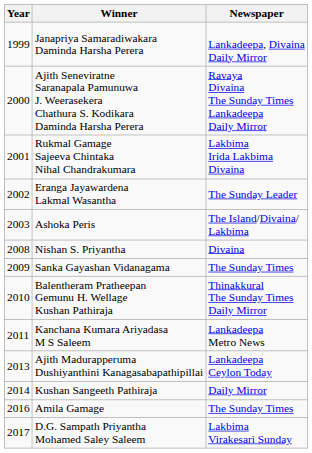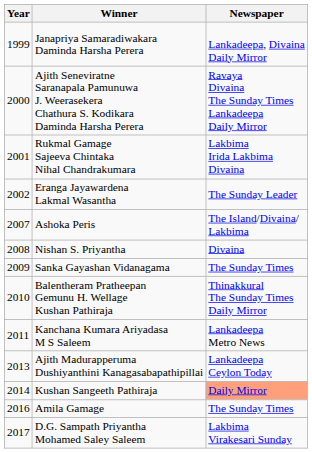(18, 224) 2003 -> (18, 224) 2007
(237, 390) no background -> (237, 390) lightsalmon background
